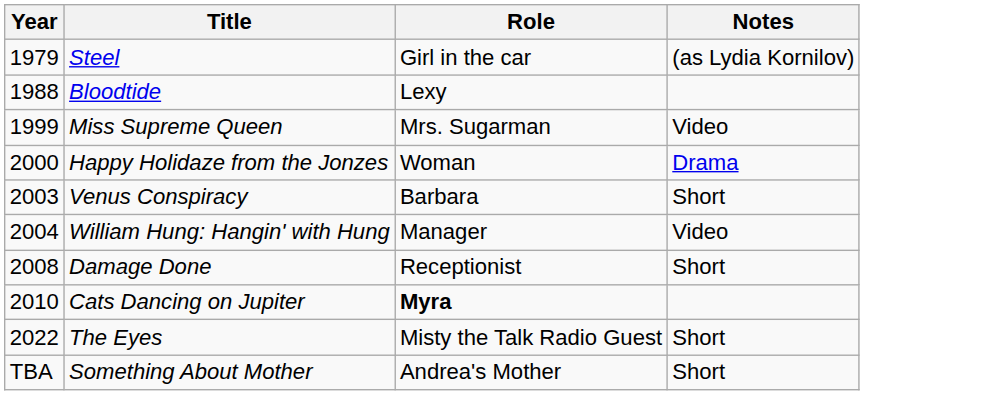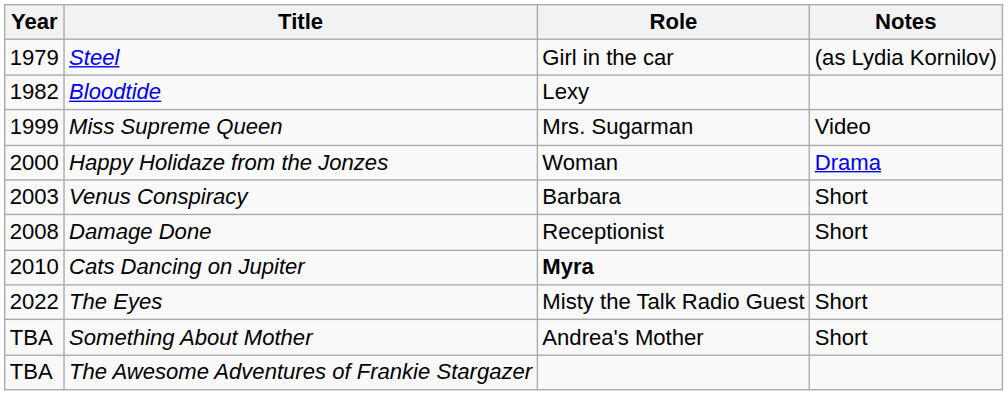(34, 92) 1988 -> (34, 92) 1982
- row: (229, 232)
+ row: (301, 372)
